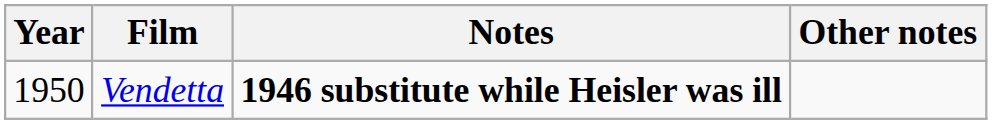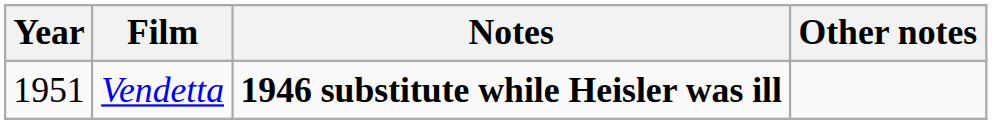(49, 89) 1950 -> (49, 89) 1951
